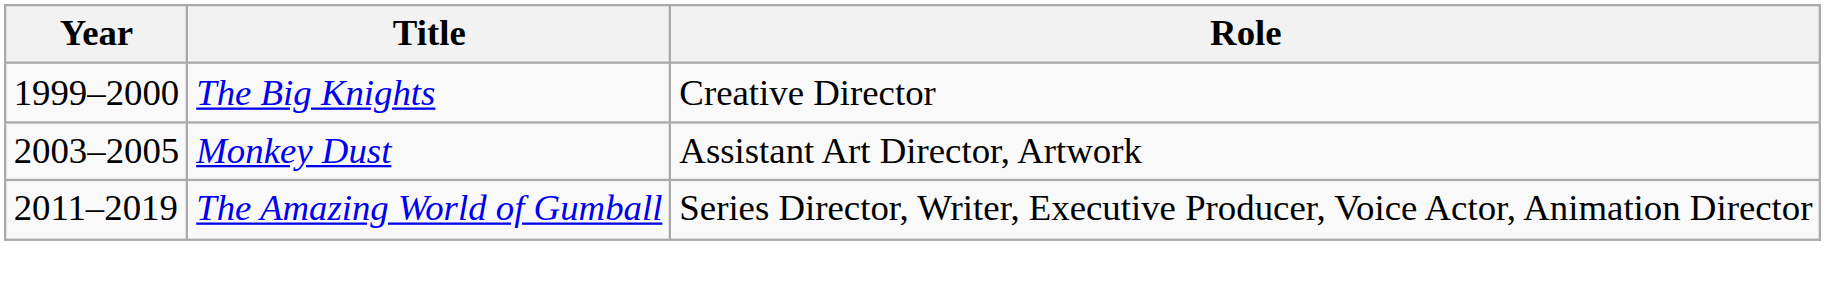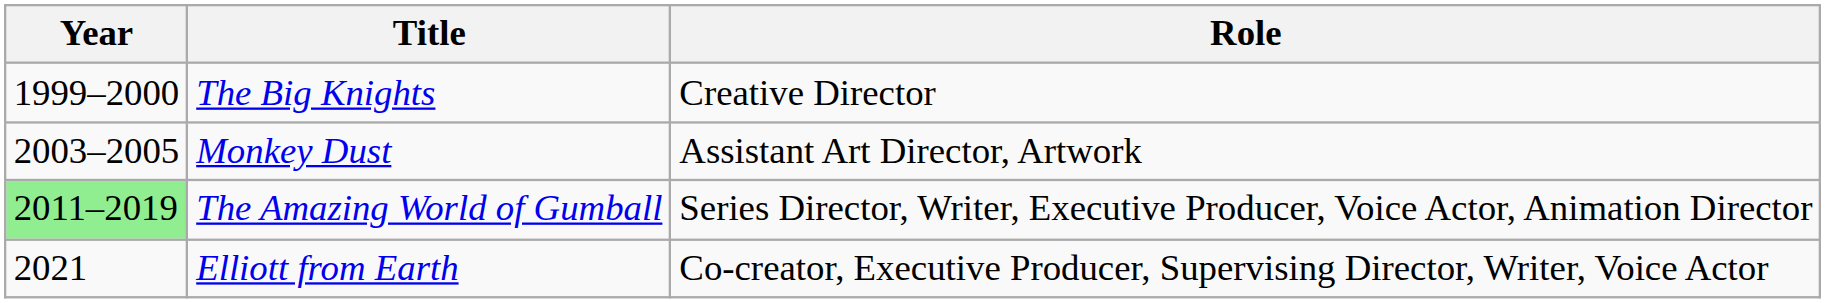(96, 208) no background -> (96, 208) lightgreen background
+ row: (327, 267)
